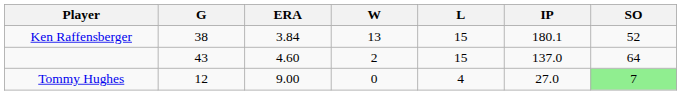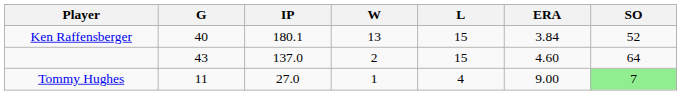columns swapped: (547, 15) <-> (288, 15)
(201, 36) 38 -> (201, 36) 40
(201, 79) 12 -> (201, 79) 11
(374, 79) 0 -> (374, 79) 1
